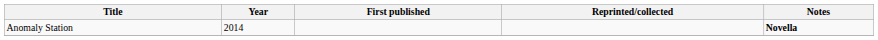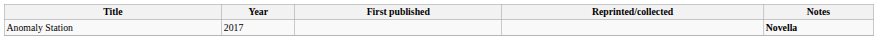(234, 27) 2014 -> (234, 27) 2017
